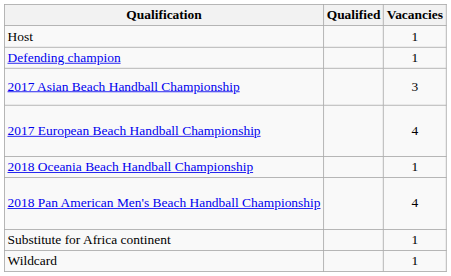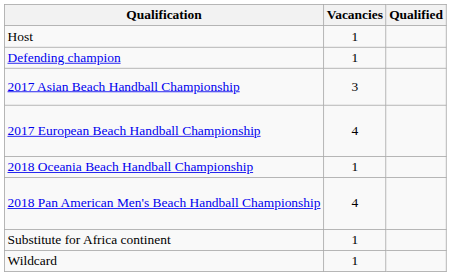columns swapped: (415, 15) <-> (354, 15)
